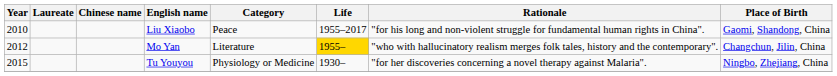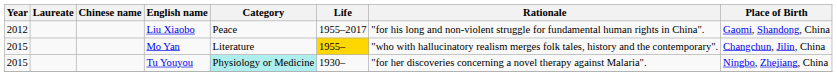(17, 29) 2010 -> (17, 29) 2012
(17, 46) 2012 -> (17, 46) 2015
(263, 63) no background -> (263, 63) paleturquoise background
